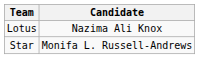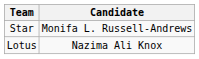rows swapped: (22, 45) <-> (22, 29)
